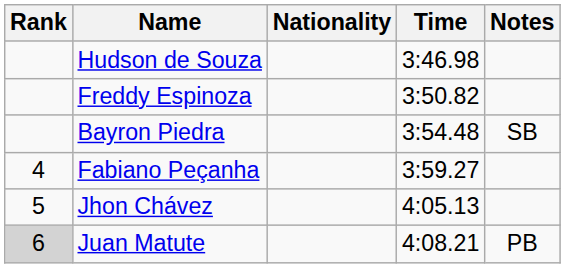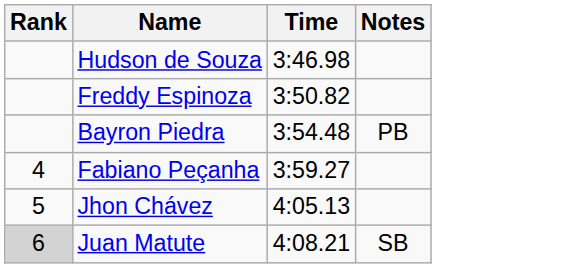- column: (332, 22)
(522, 133) SB -> (393, 133) PB
(522, 243) PB -> (393, 243) SB
